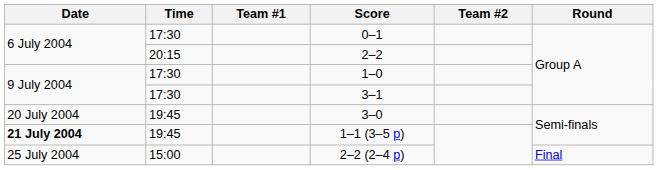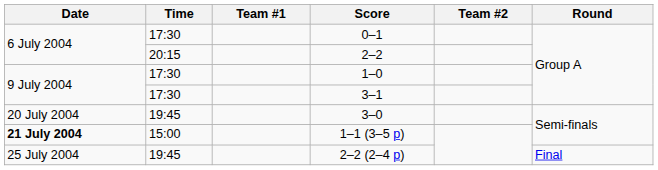(165, 134) 19:45 -> (165, 134) 15:00
(165, 154) 15:00 -> (165, 154) 19:45
